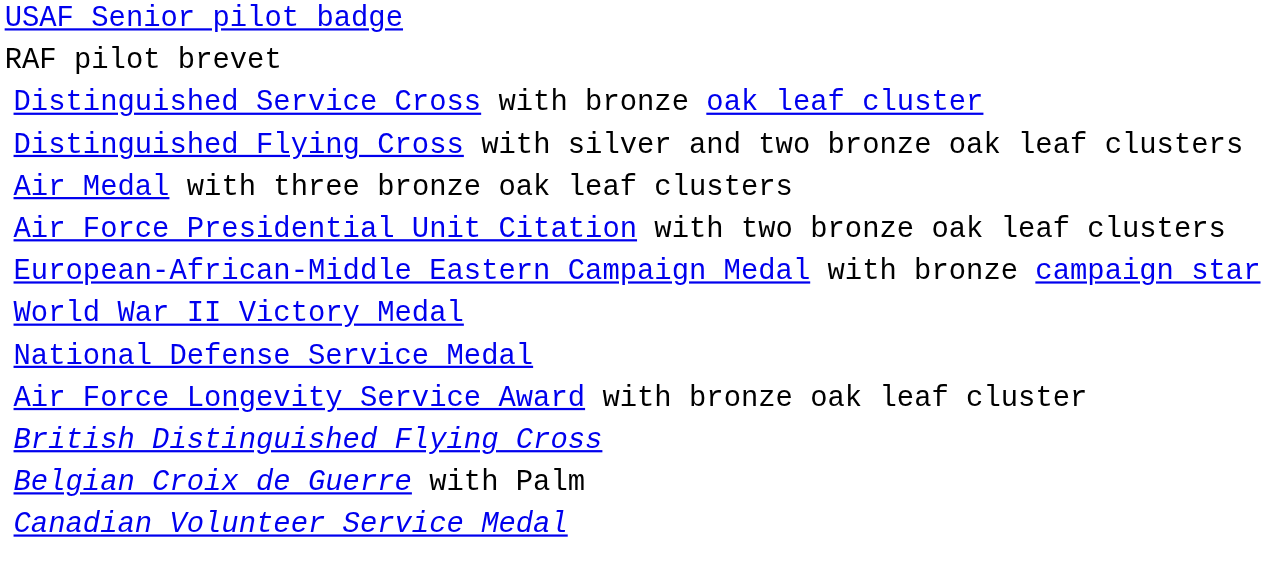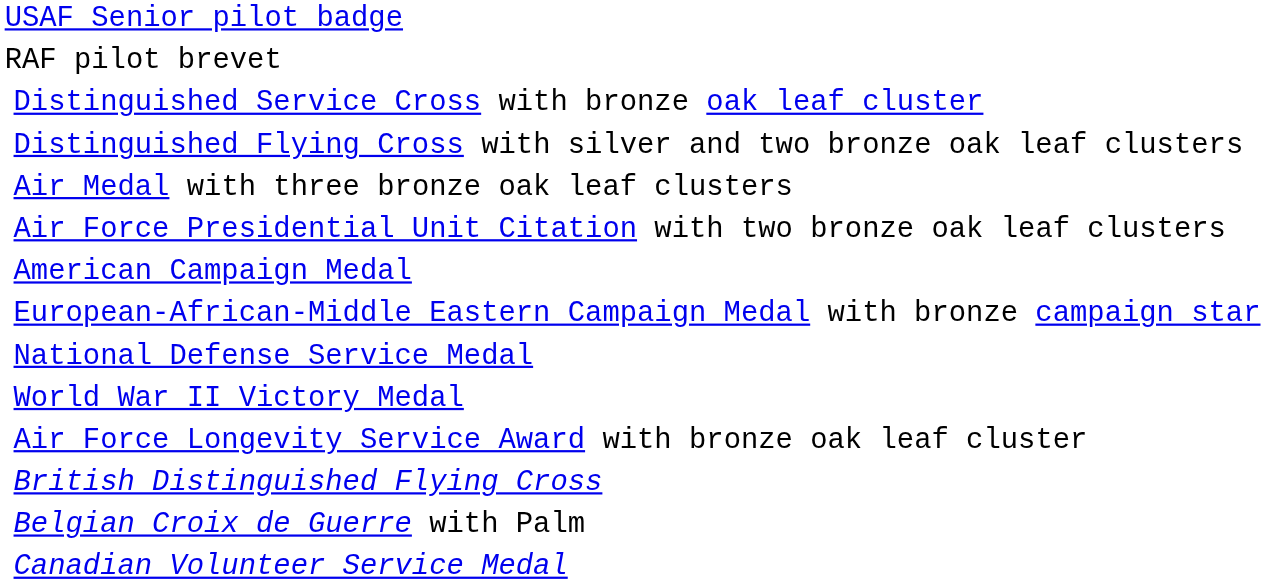+ row: (213, 271)
rows swapped: (239, 314) <-> (273, 356)
